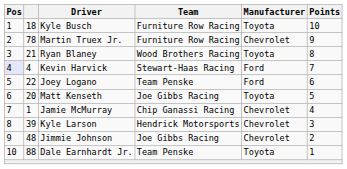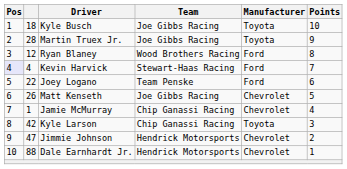(188, 25) Furniture Row Racing -> (178, 25) Joe Gibbs Racing
(31, 39) 78 -> (31, 39) 28
(188, 39) Furniture Row Racing -> (178, 39) Joe Gibbs Racing
(267, 39) Chevrolet -> (259, 39) Toyota
(31, 54) 21 -> (31, 54) 12
(259, 54) Toyota -> (254, 54) Ford
(31, 96) 20 -> (31, 96) 26
(259, 96) Toyota -> (267, 96) Chevrolet
(31, 124) 39 -> (31, 124) 42
(188, 124) Hendrick Motorsports -> (186, 124) Chip Ganassi Racing
(267, 124) Chevrolet -> (259, 124) Toyota
(31, 138) 48 -> (31, 138) 47
(178, 138) Joe Gibbs Racing -> (188, 138) Hendrick Motorsports
(165, 152) Team Penske -> (188, 152) Hendrick Motorsports
(259, 152) Toyota -> (267, 152) Chevrolet
